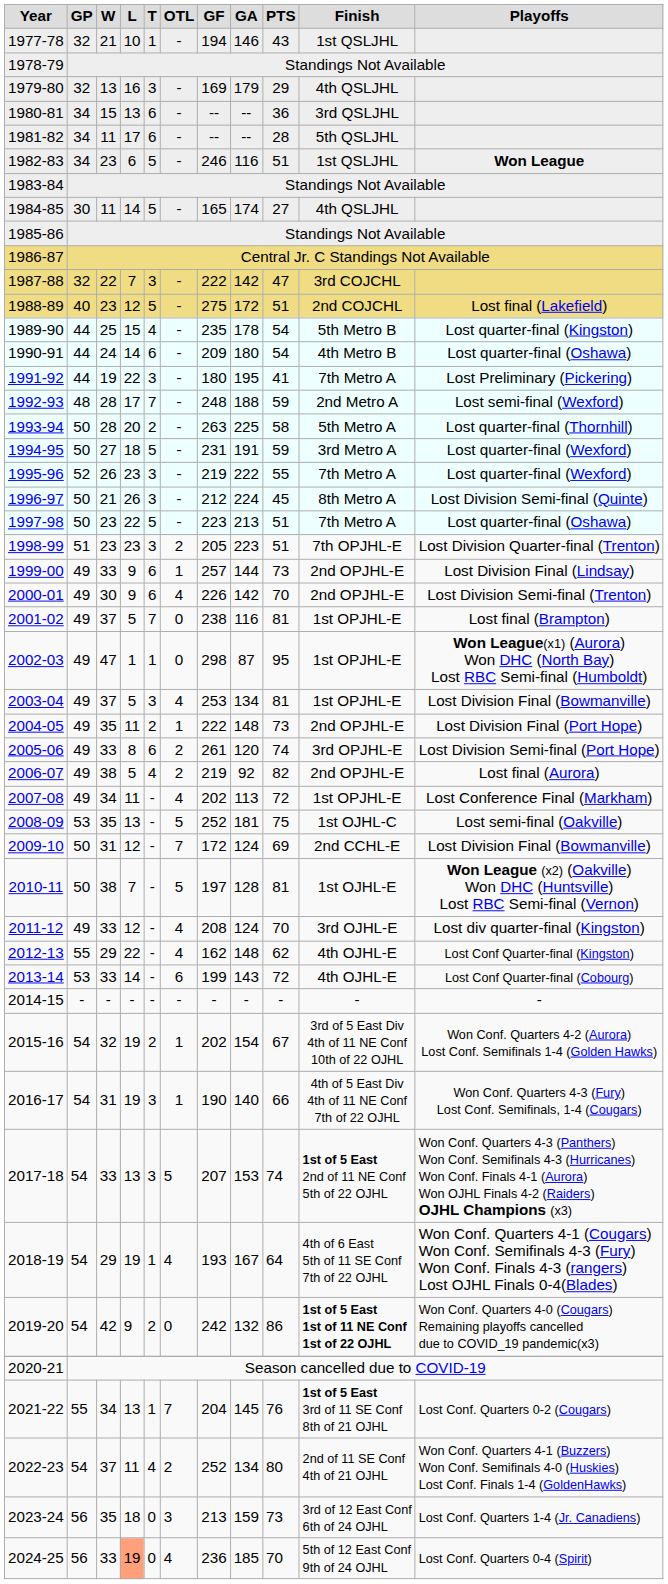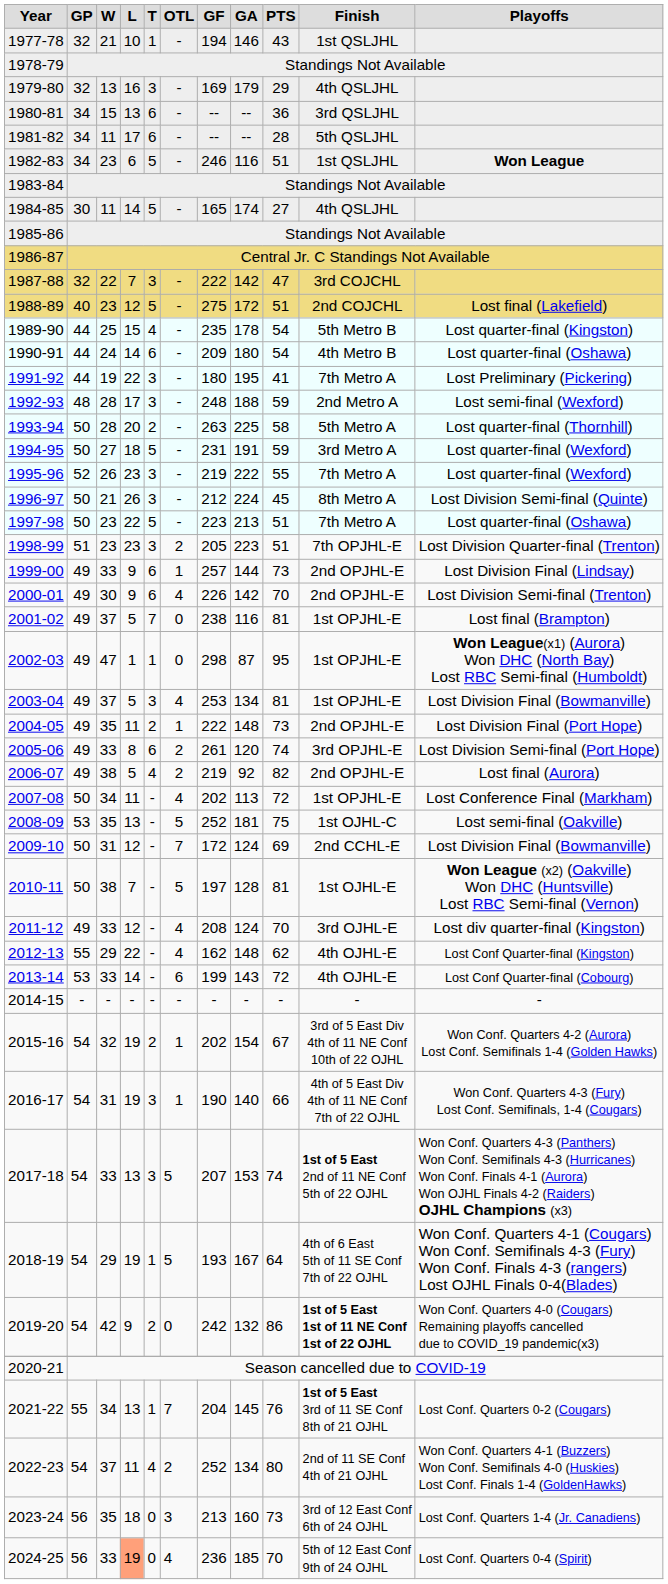(152, 402) 7 -> (152, 402) 3
(82, 798) 49 -> (82, 798) 50
(168, 1259) 4 -> (168, 1259) 5
(246, 1517) 159 -> (246, 1517) 160
